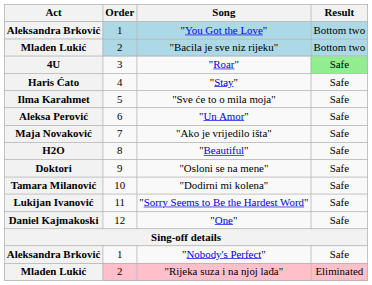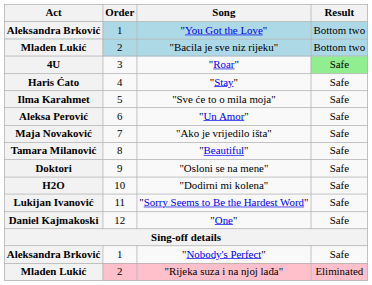(54, 151) H2O -> (54, 151) Tamara Milanović
(54, 185) Tamara Milanović -> (54, 185) H2O
